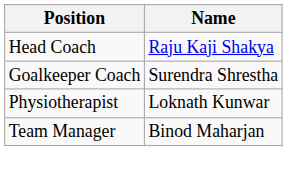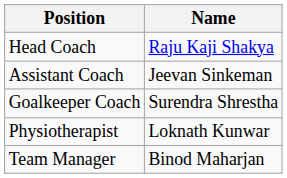+ row: (66, 74)
